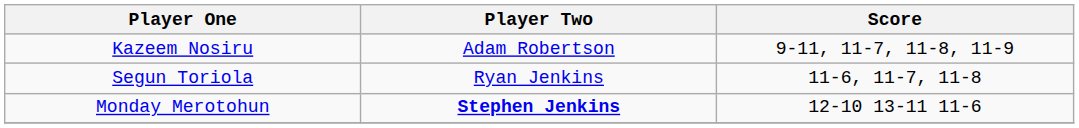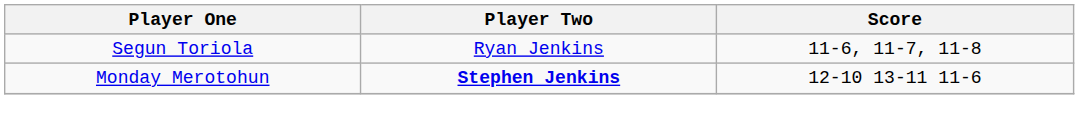- row: (183, 49)
